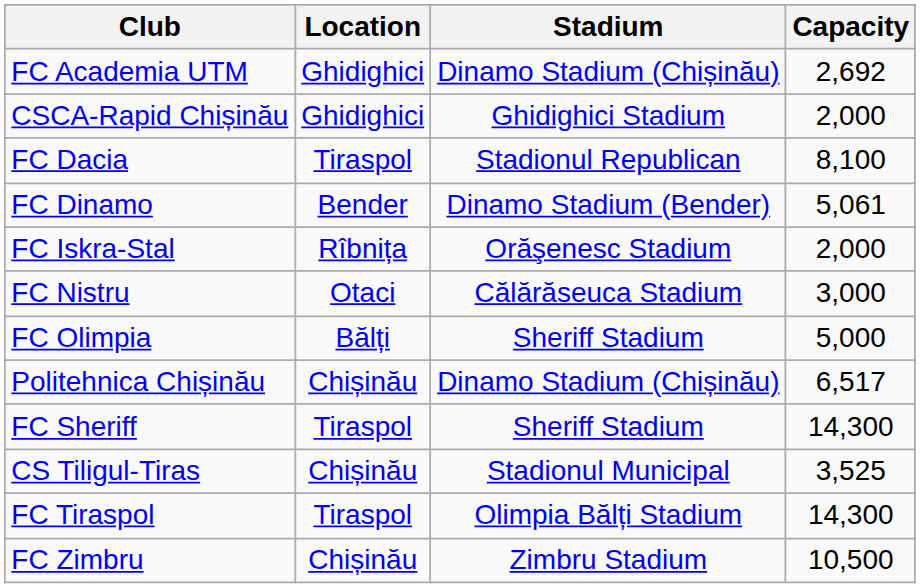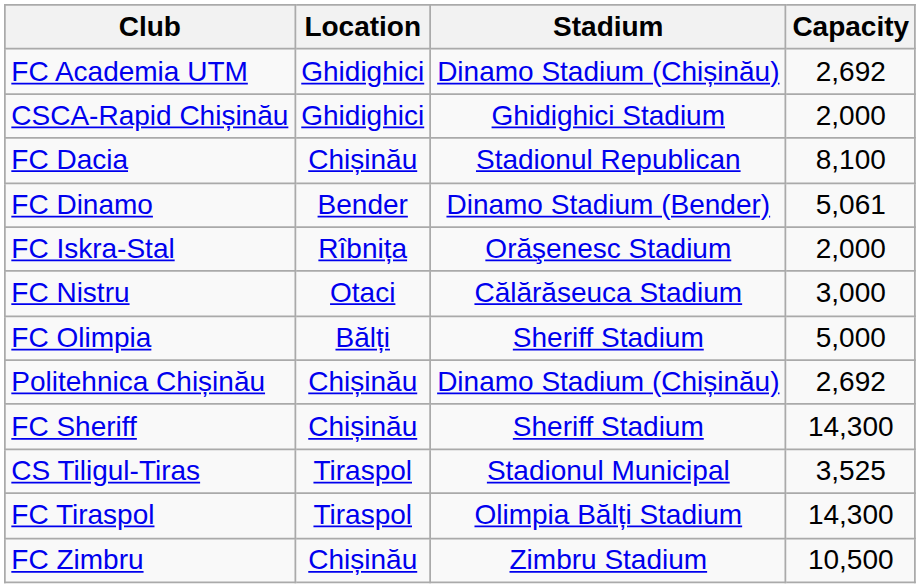(363, 159) Tiraspol -> (363, 159) Chișinău
(851, 381) 6,517 -> (851, 381) 2,692
(363, 426) Tiraspol -> (363, 426) Chișinău
(363, 470) Chișinău -> (363, 470) Tiraspol
